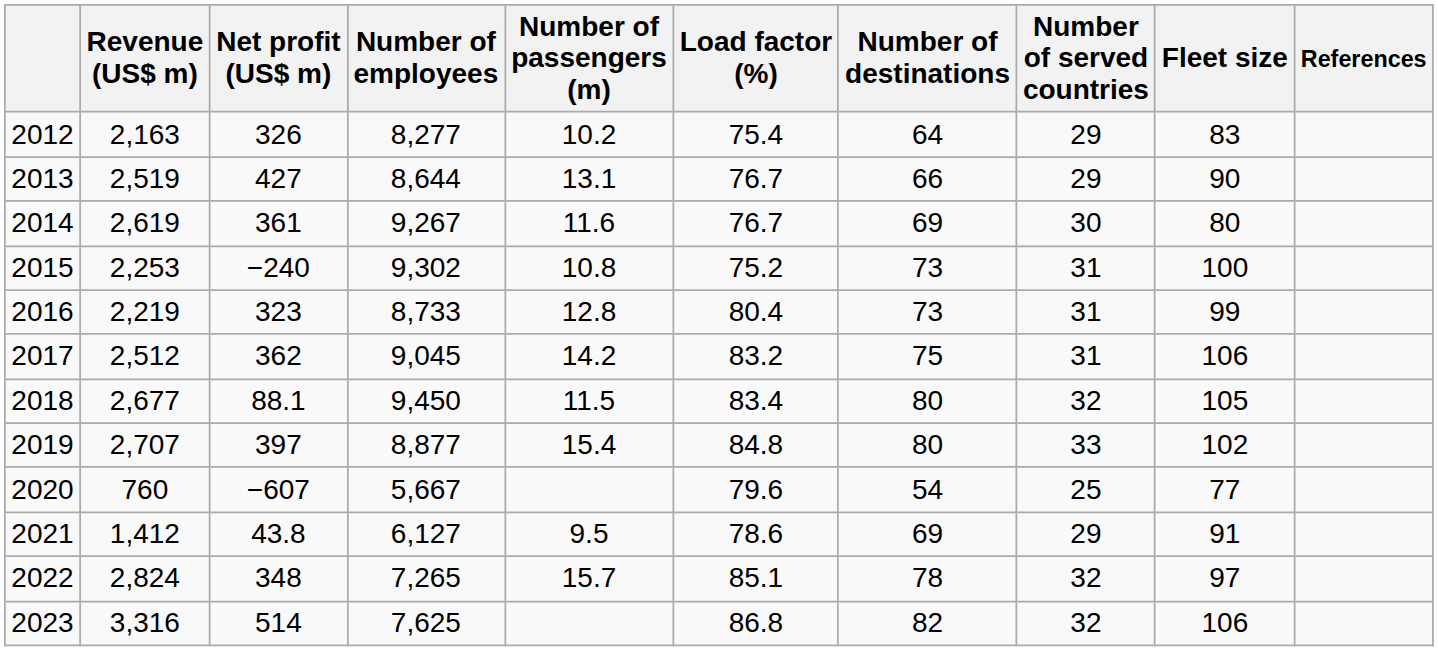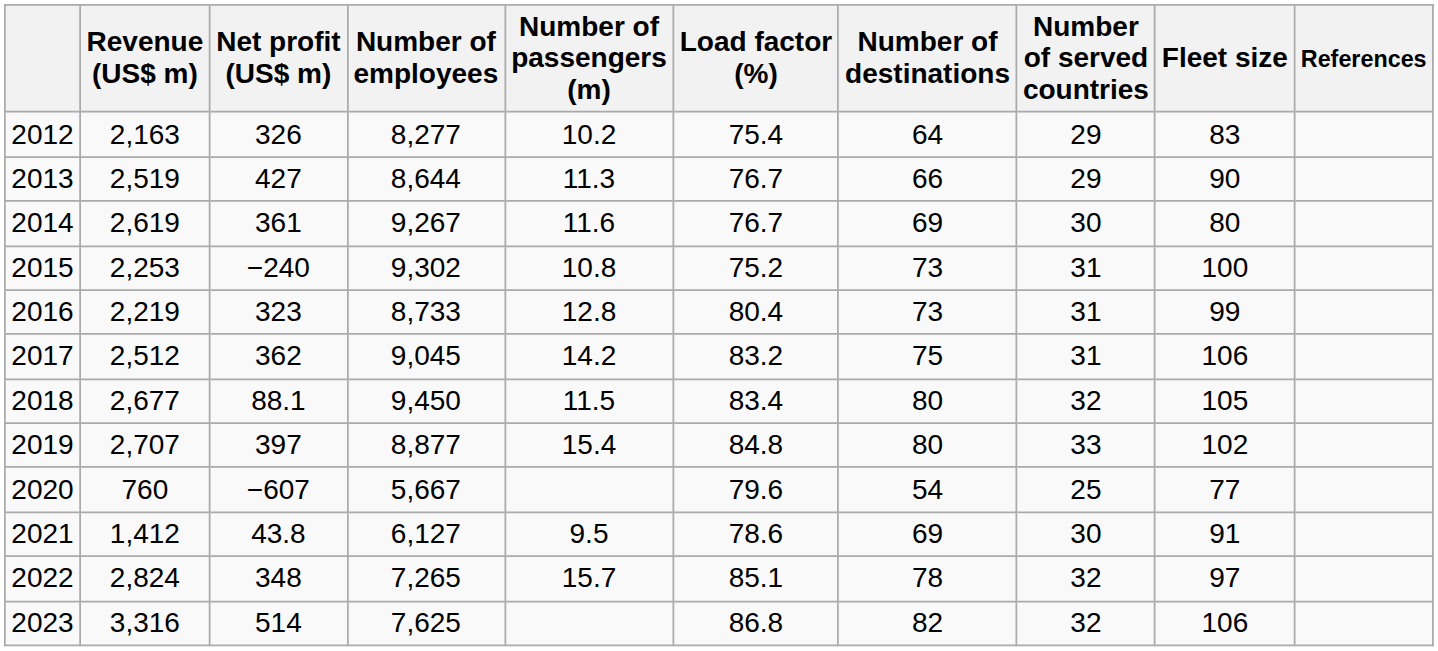(589, 178) 13.1 -> (589, 178) 11.3
(1086, 533) 29 -> (1086, 533) 30
